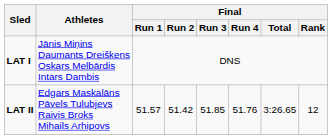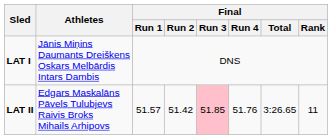(213, 109) no background -> (213, 109) pink background
(313, 109) 12 -> (313, 109) 11
